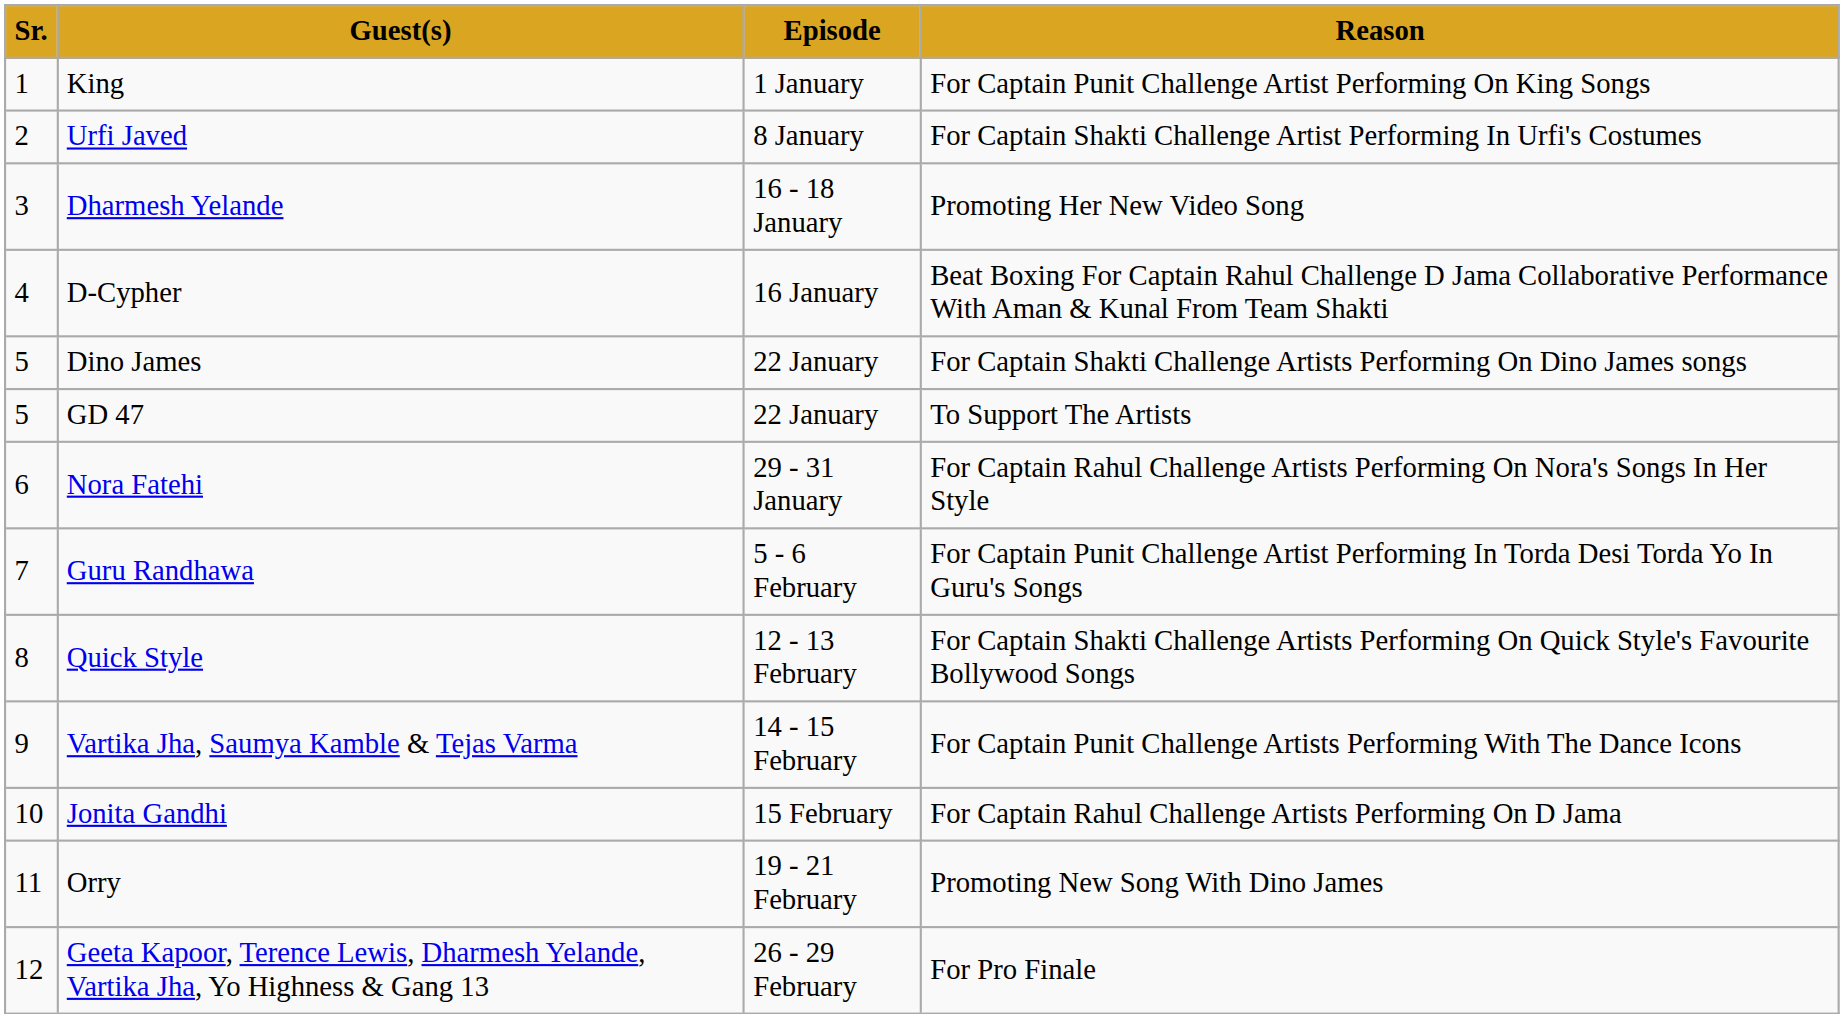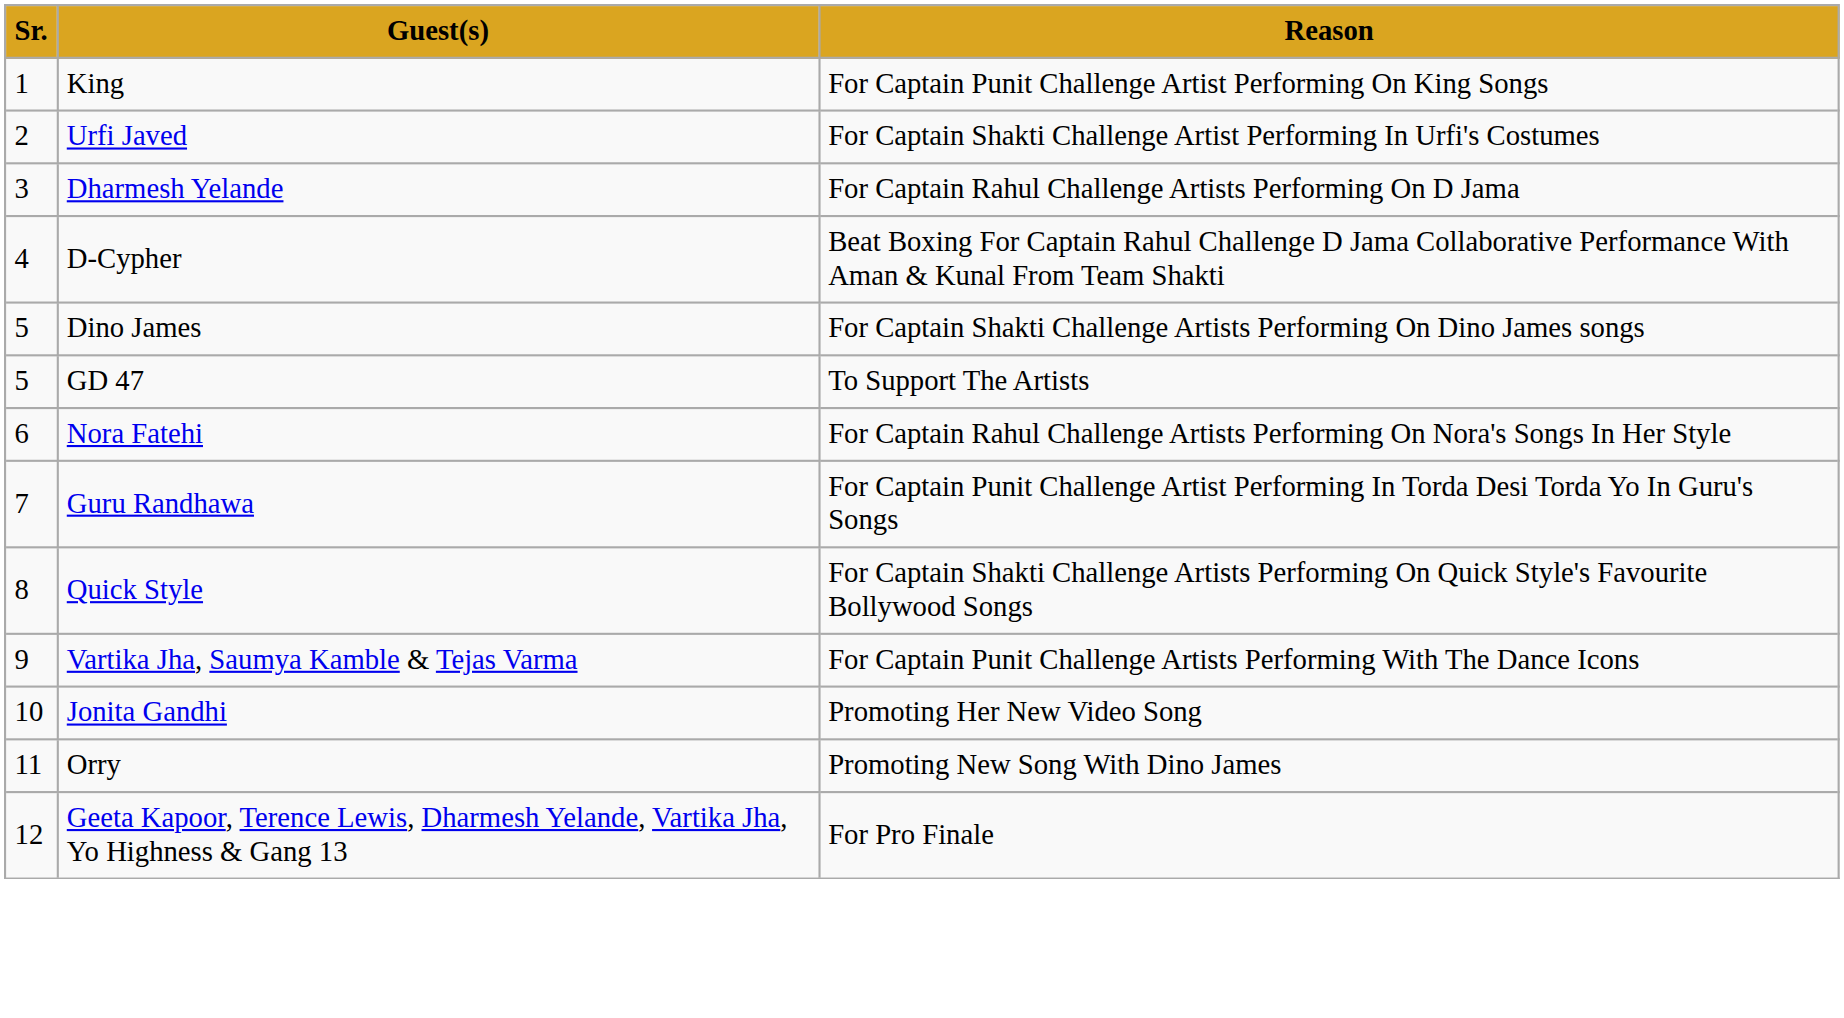- column: (832, 30)
(1117, 205) Promoting Her New Video Song -> (1174, 188) For Captain Rahul Challenge Artists Performing On D Jama
(1276, 813) For Captain Rahul Challenge Artists Performing On D Jama -> (1015, 711) Promoting Her New Video Song
